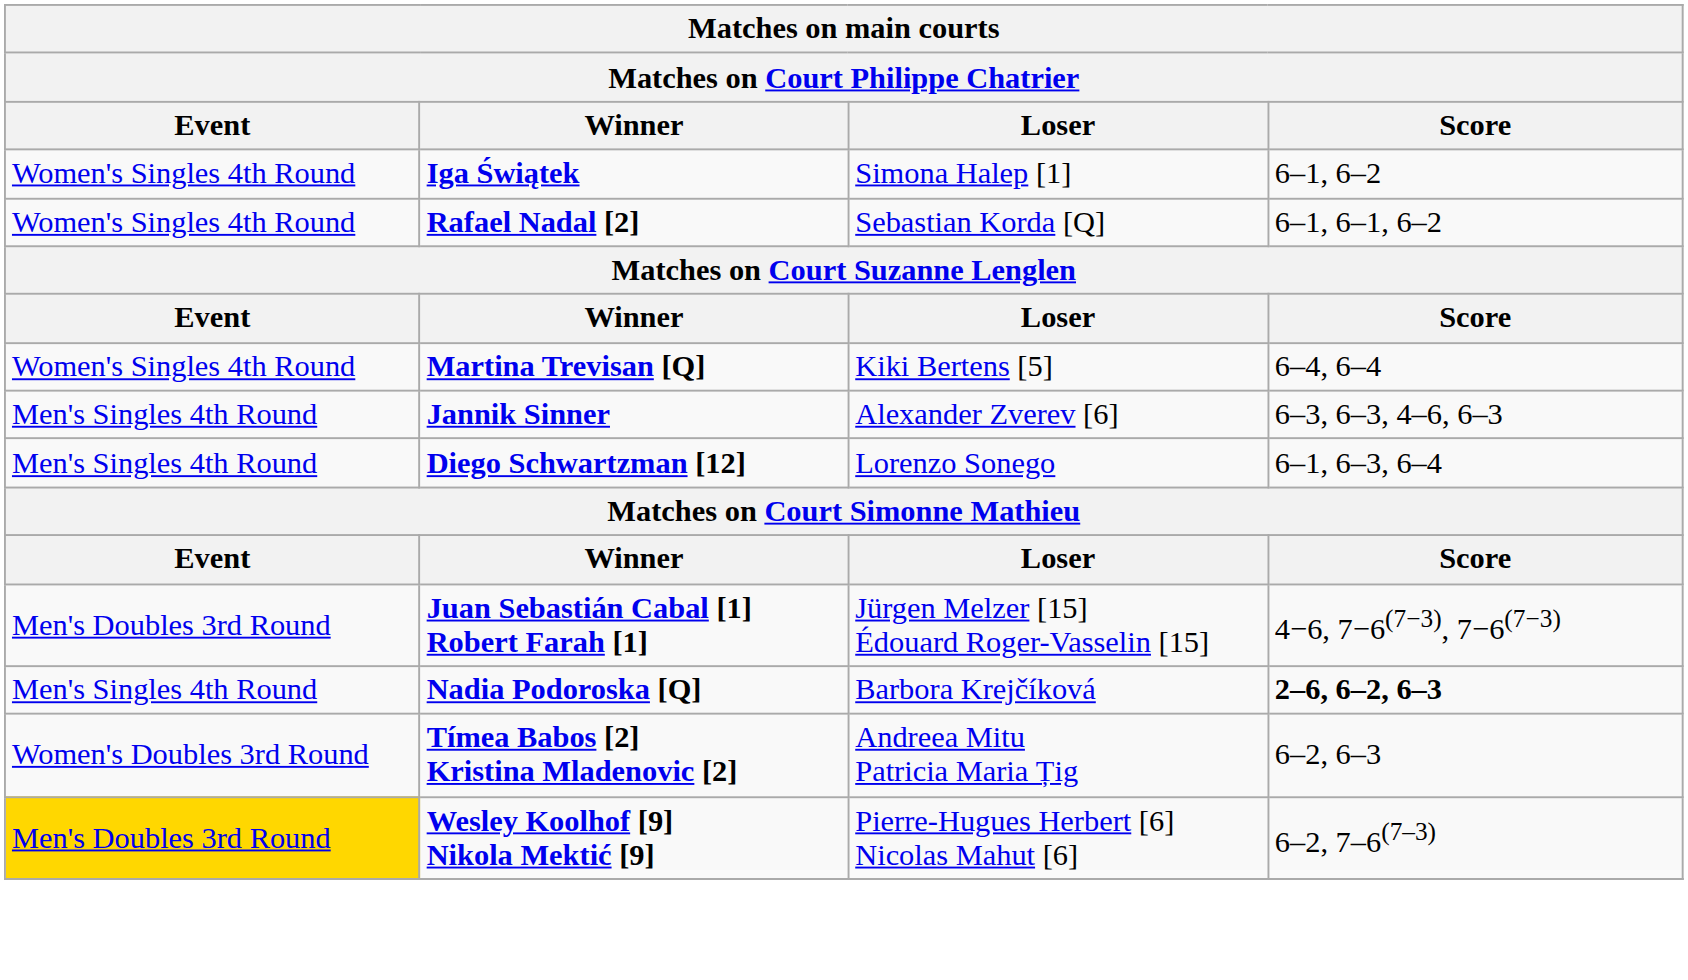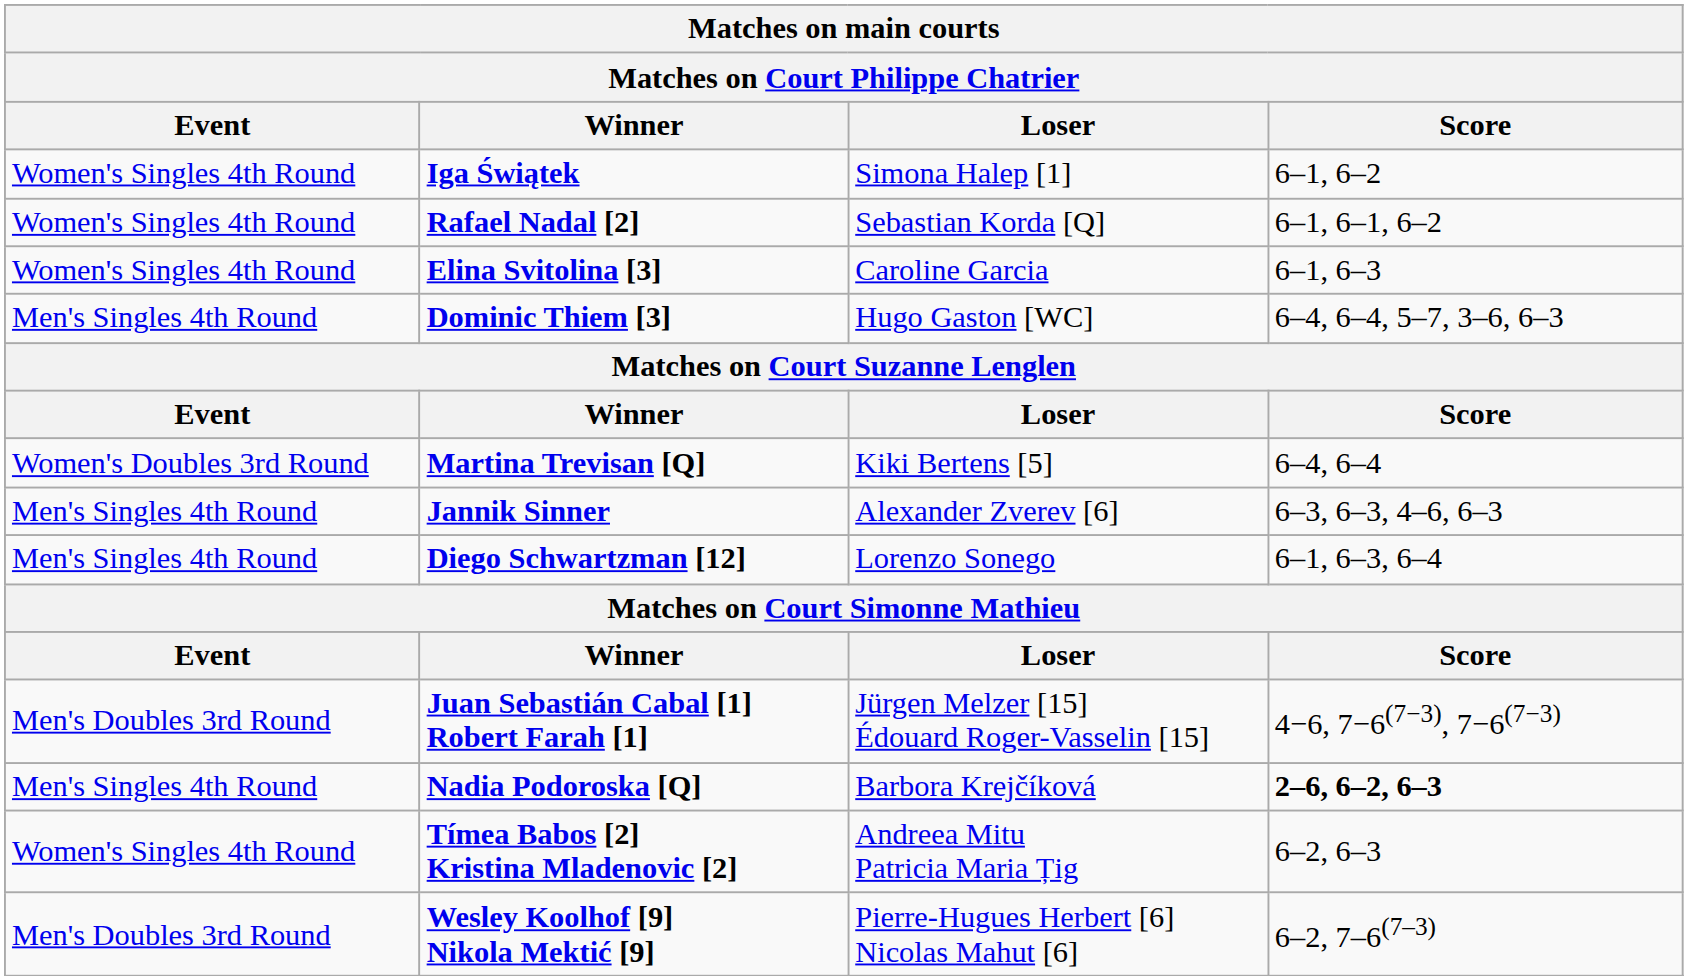+ row: (544, 269)
+ row: (549, 317)
(184, 366) Women's Singles 4th Round -> (190, 462) Women's Doubles 3rd Round
(190, 754) Women's Doubles 3rd Round -> (184, 851) Women's Singles 4th Round
(171, 837) gold background -> (171, 933) no background
